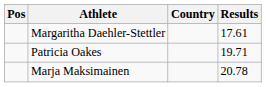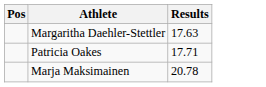- column: (193, 14)
(234, 33) 17.61 -> (185, 33) 17.63
(234, 52) 19.71 -> (185, 52) 17.71
